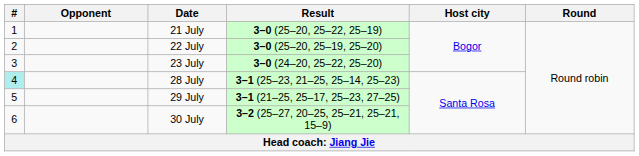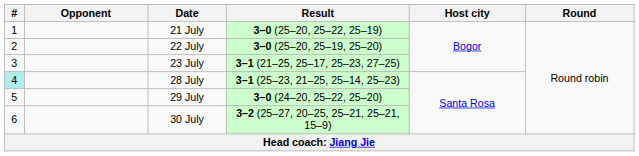(318, 64) 3–0 (24–20, 25–22, 25–20) -> (318, 64) 3–1 (21–25, 25–17, 25–23, 27–25)
(318, 97) 3–1 (21–25, 25–17, 25–23, 27–25) -> (318, 97) 3–0 (24–20, 25–22, 25–20)
